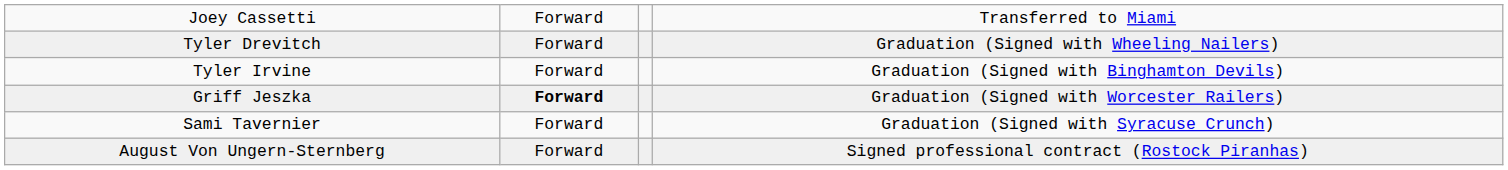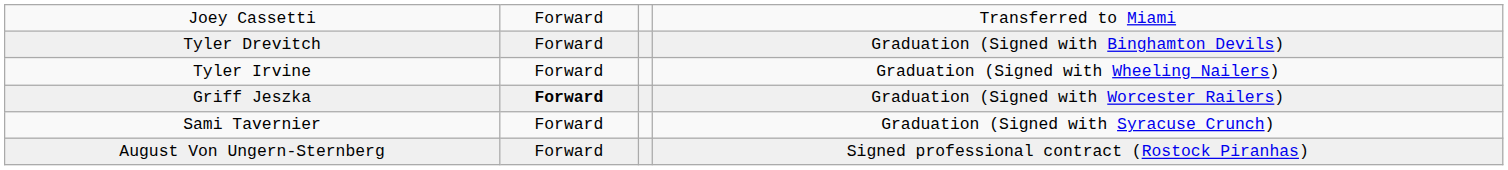(1078, 45) Graduation (Signed with Wheeling Nailers) -> (1078, 45) Graduation (Signed with Binghamton Devils)
(1078, 71) Graduation (Signed with Binghamton Devils) -> (1078, 71) Graduation (Signed with Wheeling Nailers)
